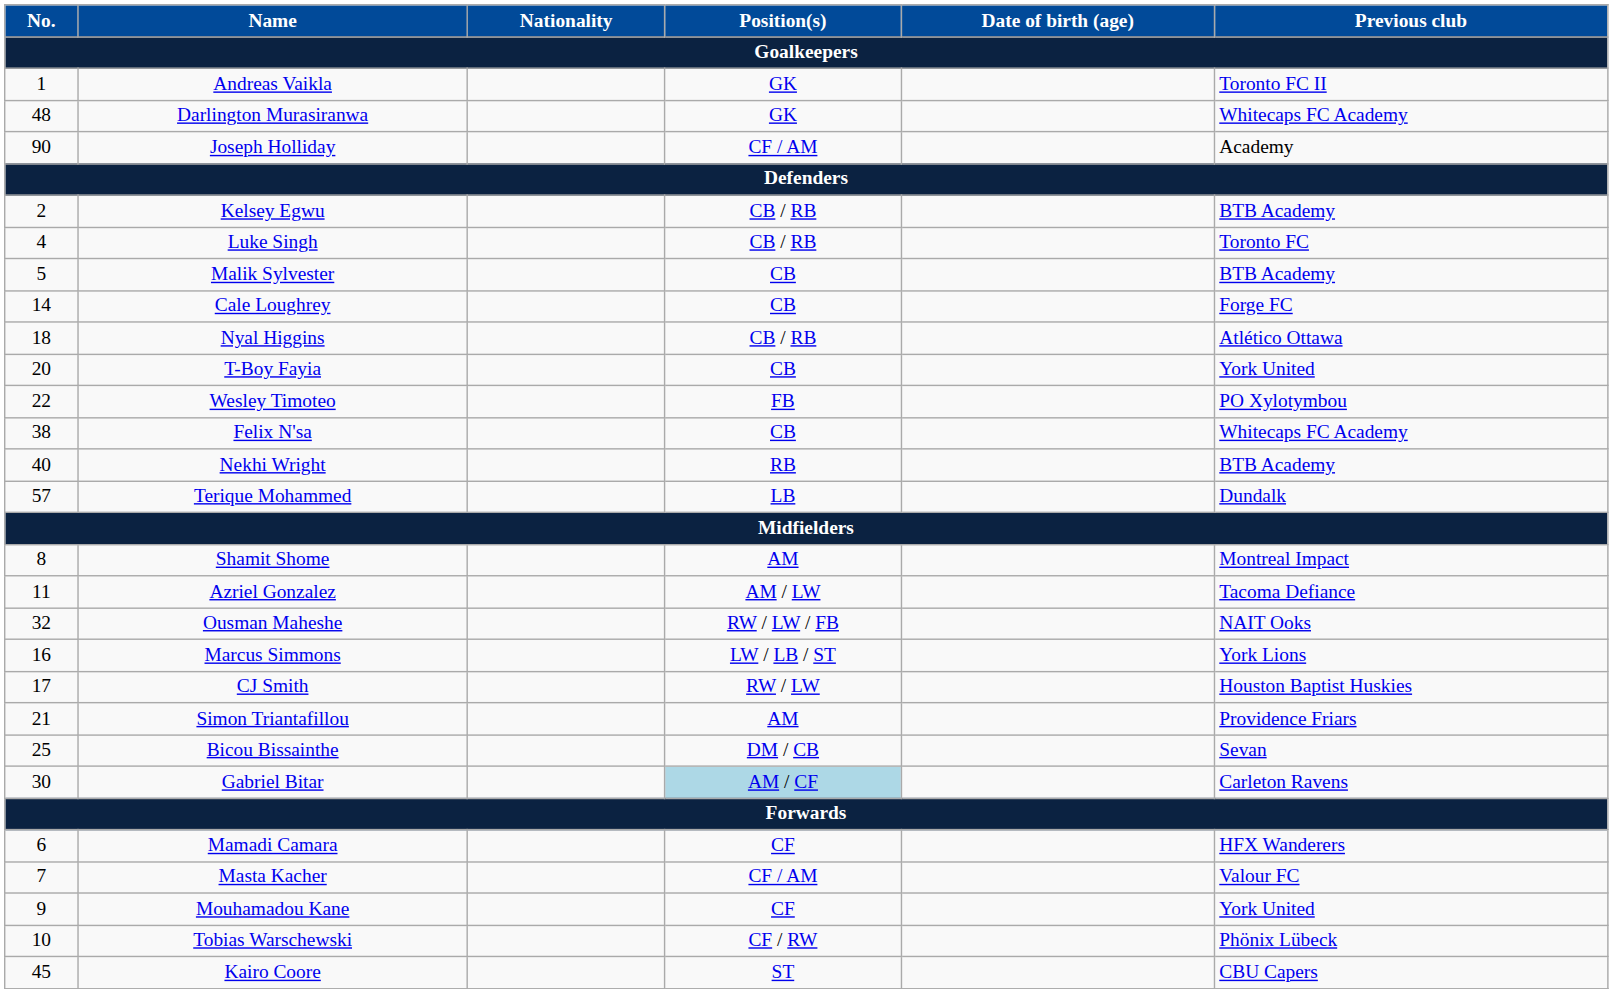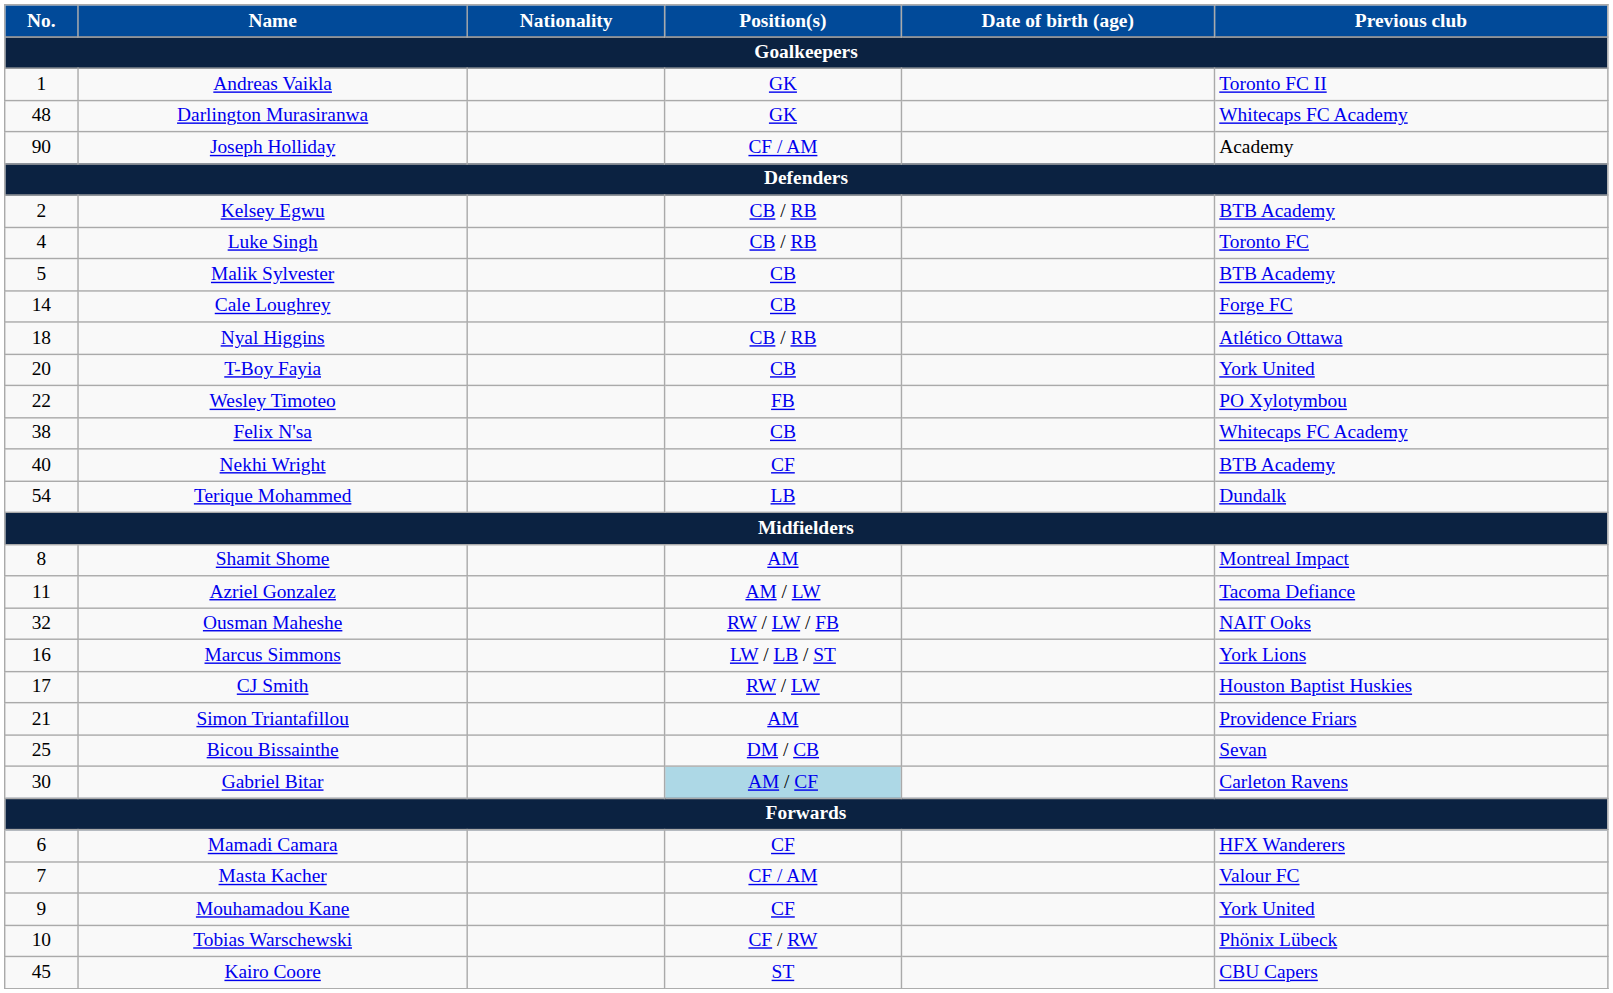(783, 464) RB -> (783, 464) CF
(41, 495) 57 -> (41, 495) 54
